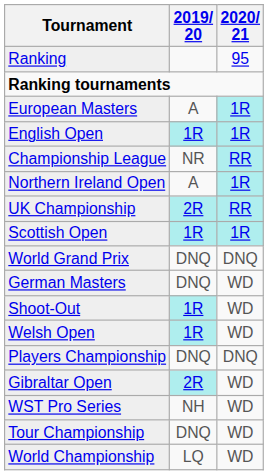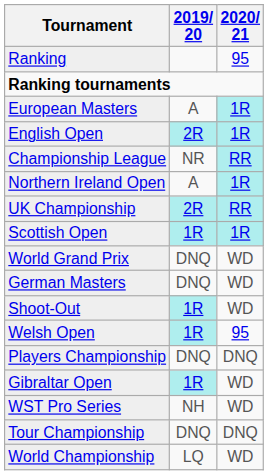(193, 133) 1R -> (193, 133) 2R
(240, 258) DNQ -> (240, 258) WD
(240, 332) WD -> (240, 332) 95
(193, 382) 2R -> (193, 382) 1R
(240, 432) WD -> (240, 432) DNQ
